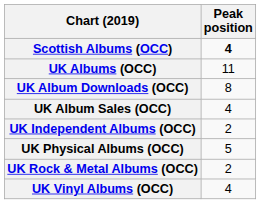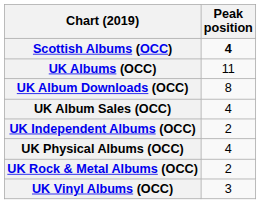(228, 149) 5 -> (228, 149) 4
(228, 189) 4 -> (228, 189) 3
